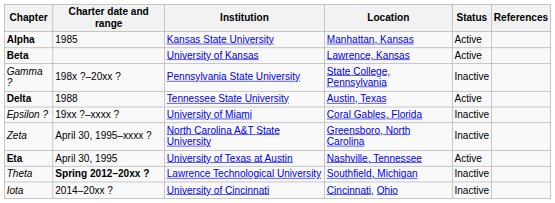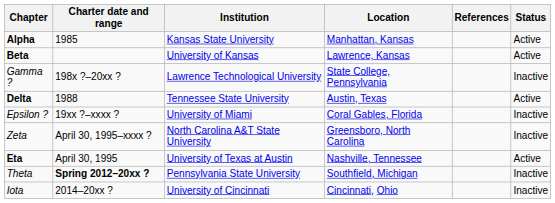columns swapped: (472, 18) <-> (521, 18)
(233, 77) Pennsylvania State University -> (244, 77) Lawrence Technological University
(244, 174) Lawrence Technological University -> (233, 174) Pennsylvania State University
